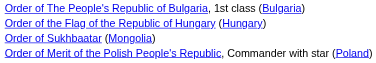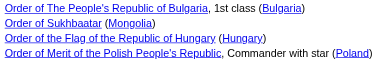rows swapped: (135, 23) <-> (80, 38)
